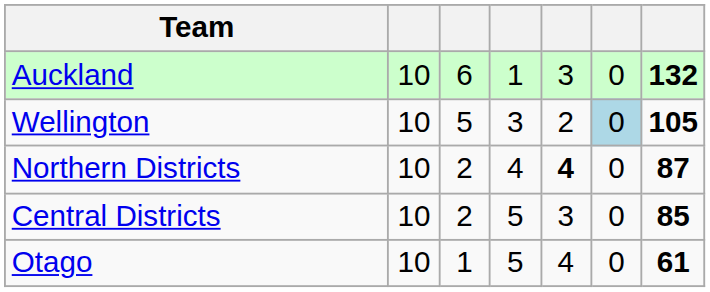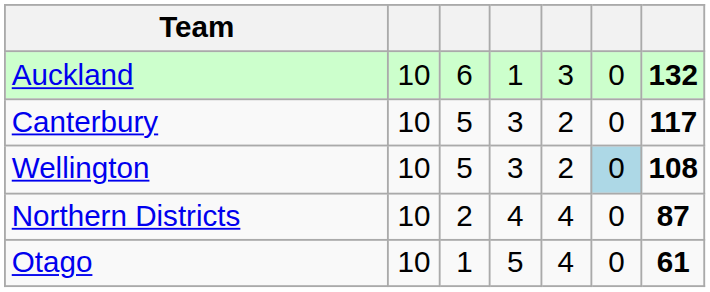+ row: (85, 121)
(673, 121) 105 -> (673, 168) 108
(566, 168) bold -> (566, 215) normal
- row: (116, 215)
